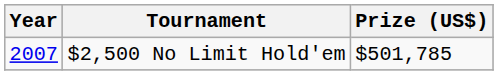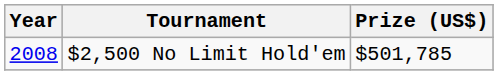(34, 54) 2007 -> (34, 54) 2008
